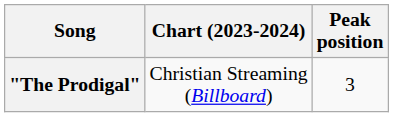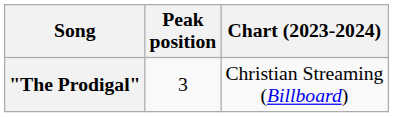columns swapped: (229, 31) <-> (350, 31)
